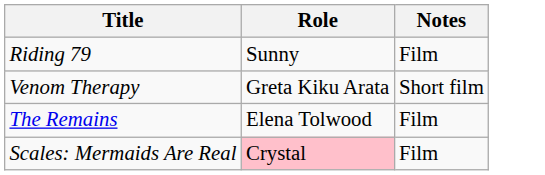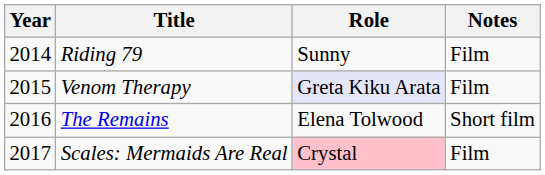+ column: (30, 20)
(318, 86) no background -> (369, 86) lavender background
(441, 86) Short film -> (470, 86) Film
(419, 119) Film -> (493, 119) Short film
